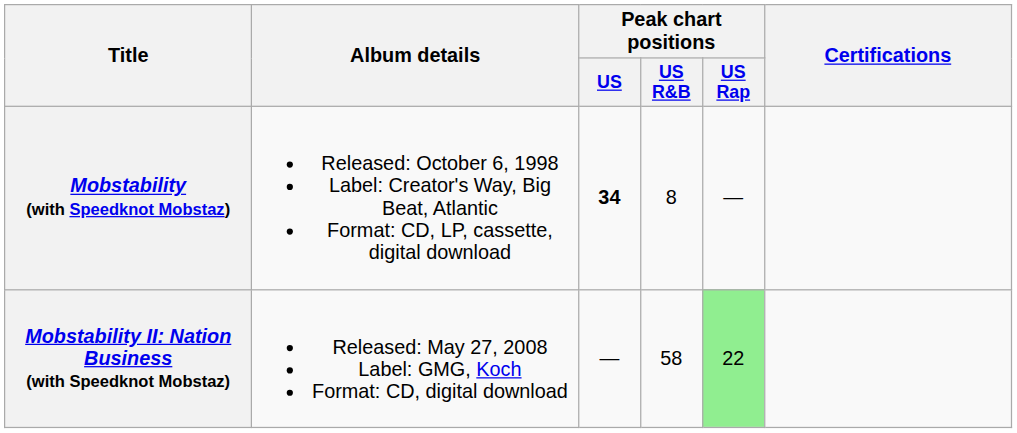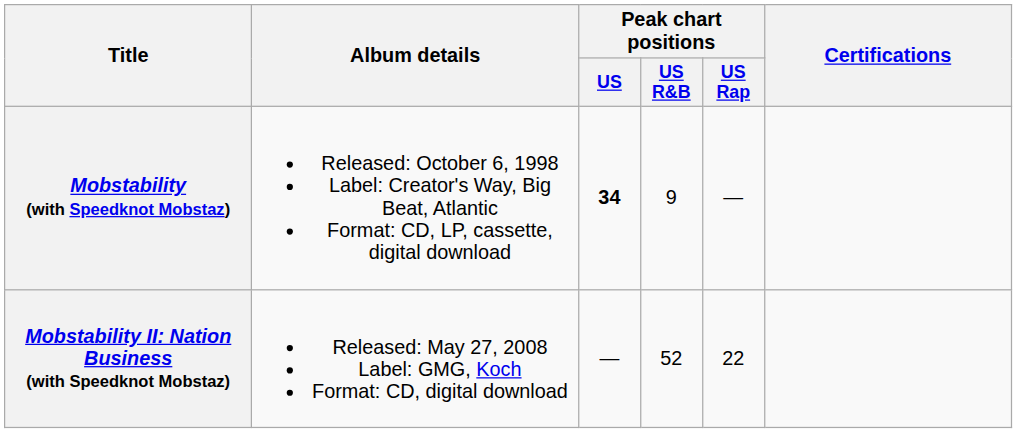(671, 197) 8 -> (671, 197) 9
(671, 358) 58 -> (671, 358) 52
(733, 358) lightgreen background -> (733, 358) no background
